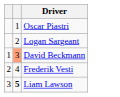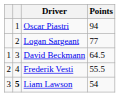+ column: (101, 11)
(17, 55) lightsalmon background -> (17, 55) no background
